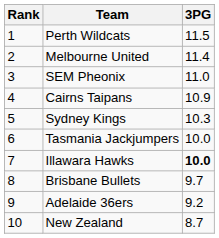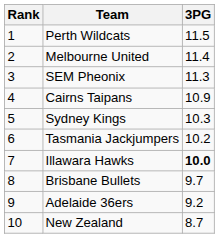(197, 77) 11.0 -> (197, 77) 11.3
(198, 139) 10.0 -> (198, 139) 10.2
